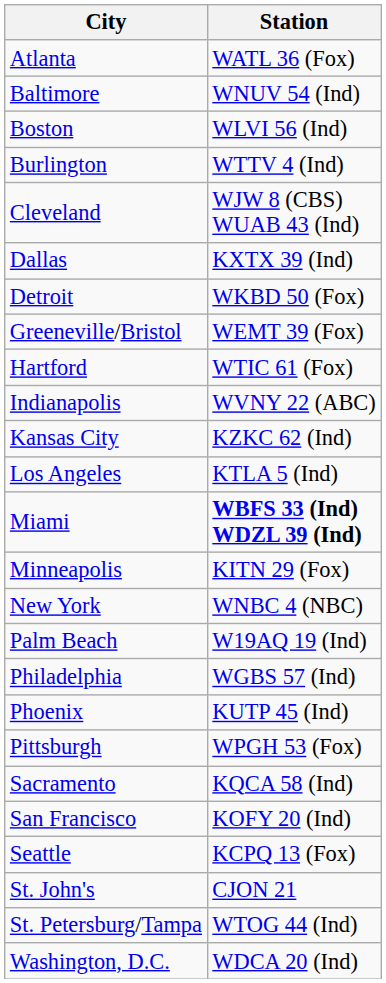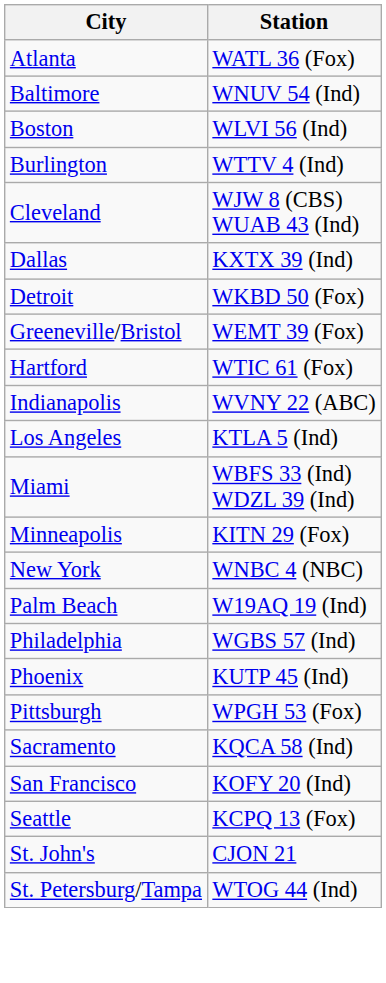- row: (64, 438)
(287, 521) bold -> (283, 486) normal
- row: (90, 960)
